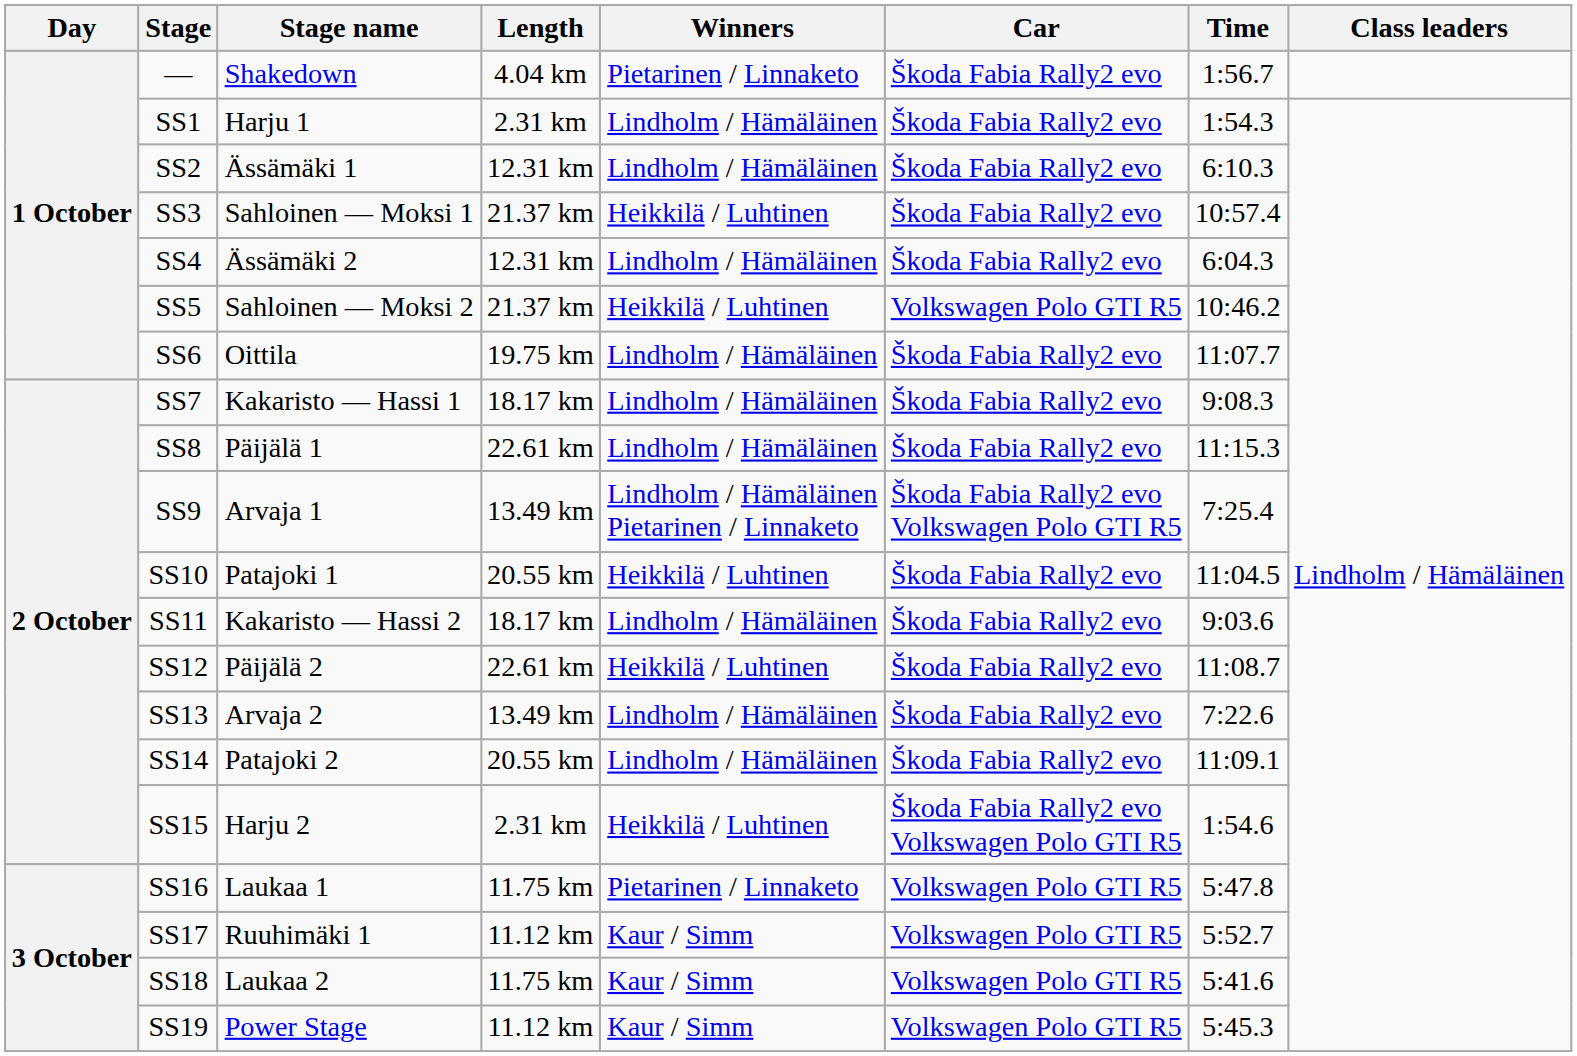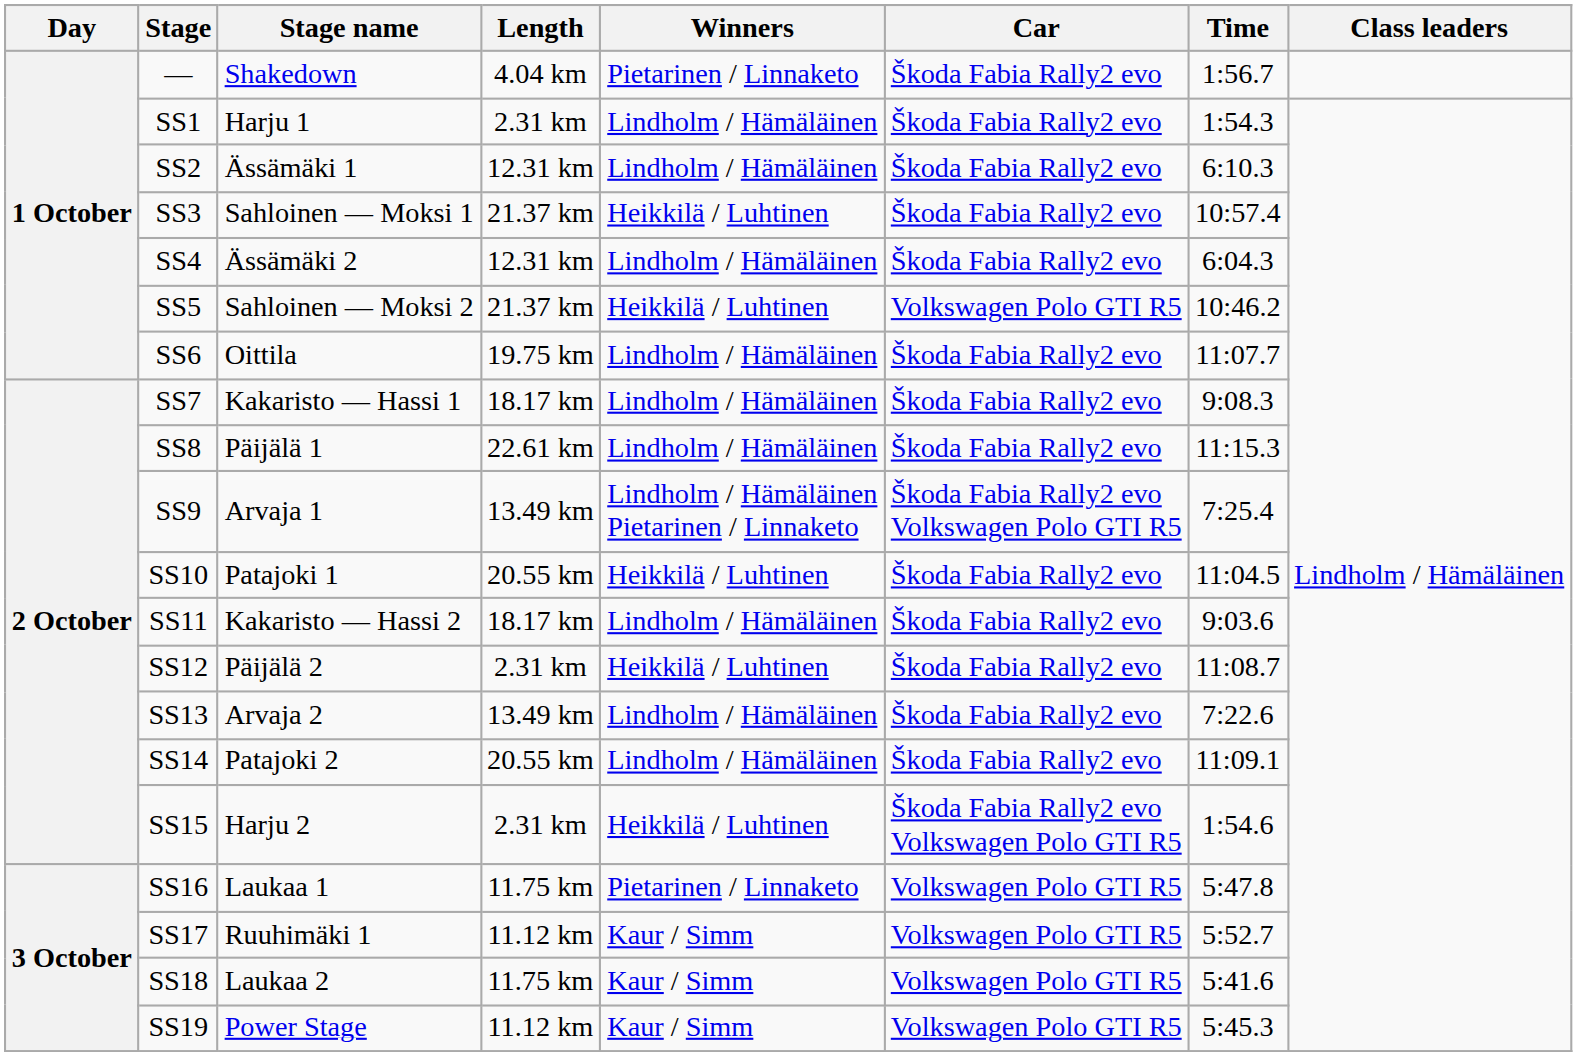(540, 667) 22.61 km -> (540, 667) 2.31 km
